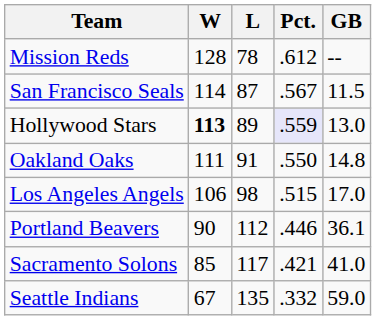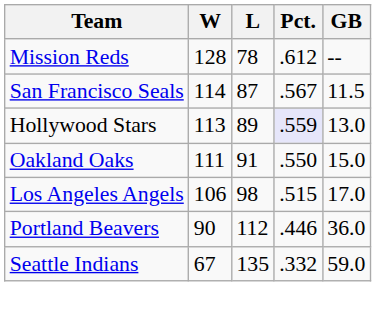(210, 125) bold -> (210, 125) normal
(346, 159) 14.8 -> (346, 159) 15.0
(346, 228) 36.1 -> (346, 228) 36.0
- row: (93, 263)
